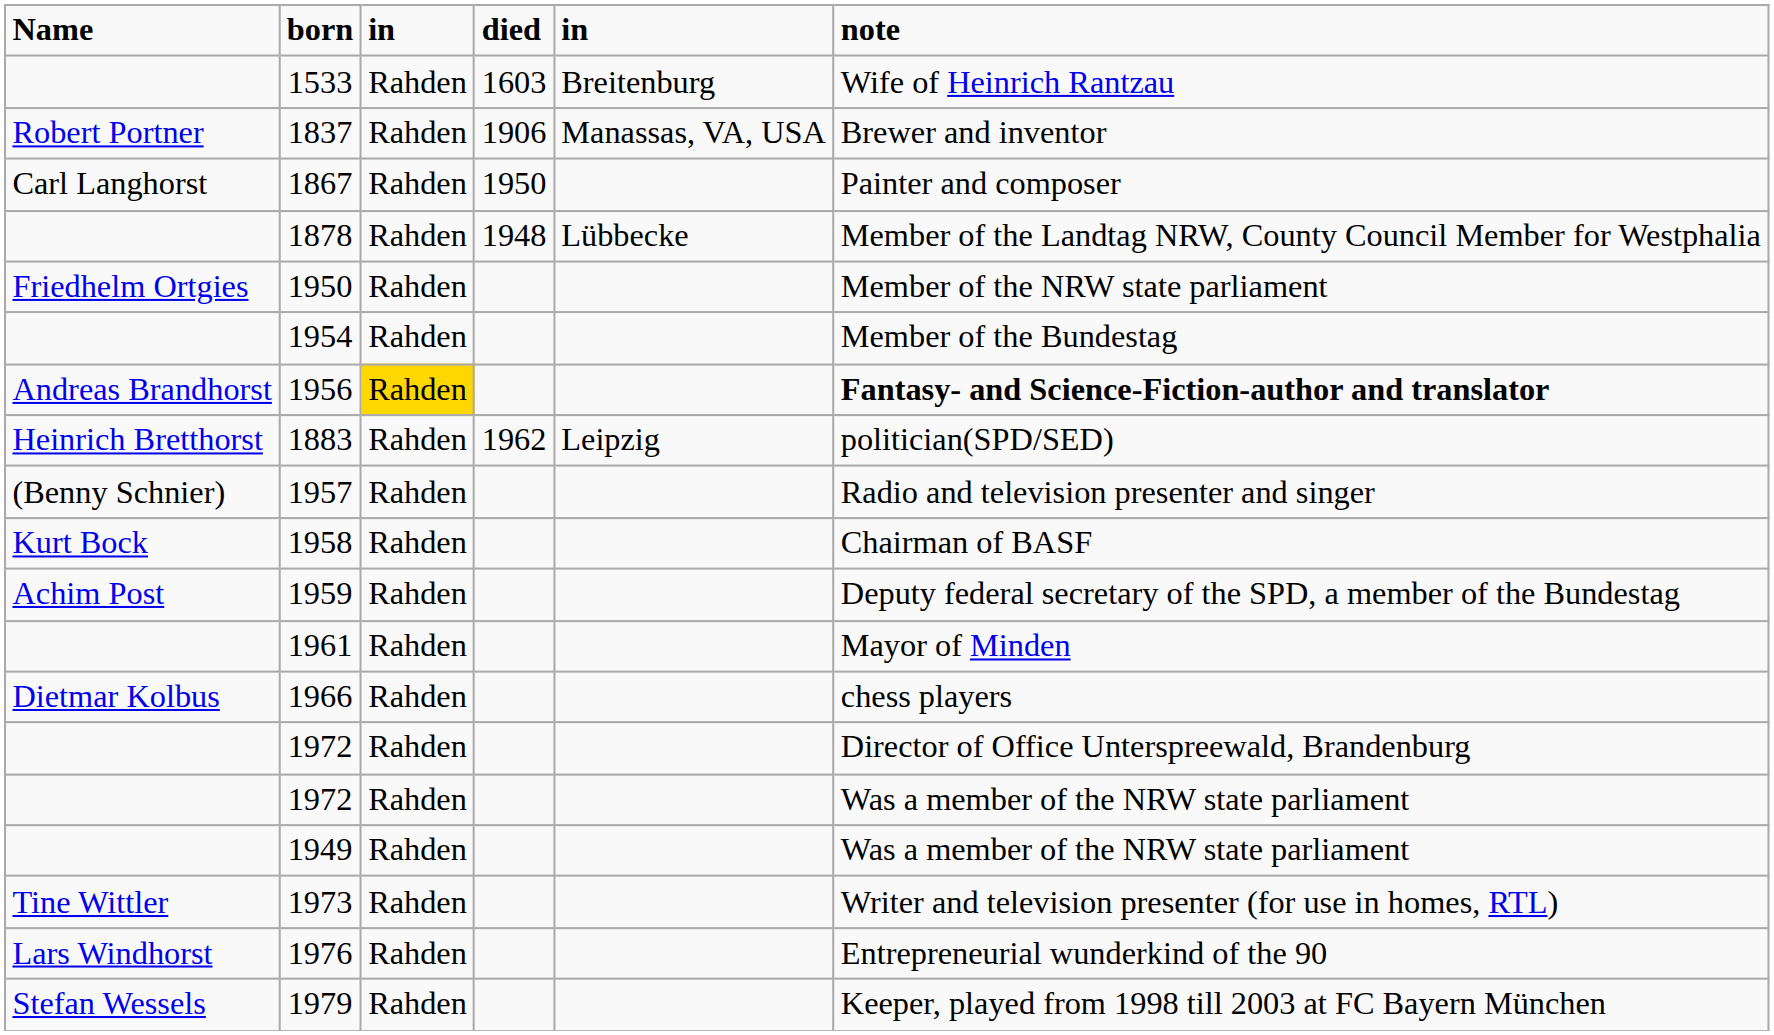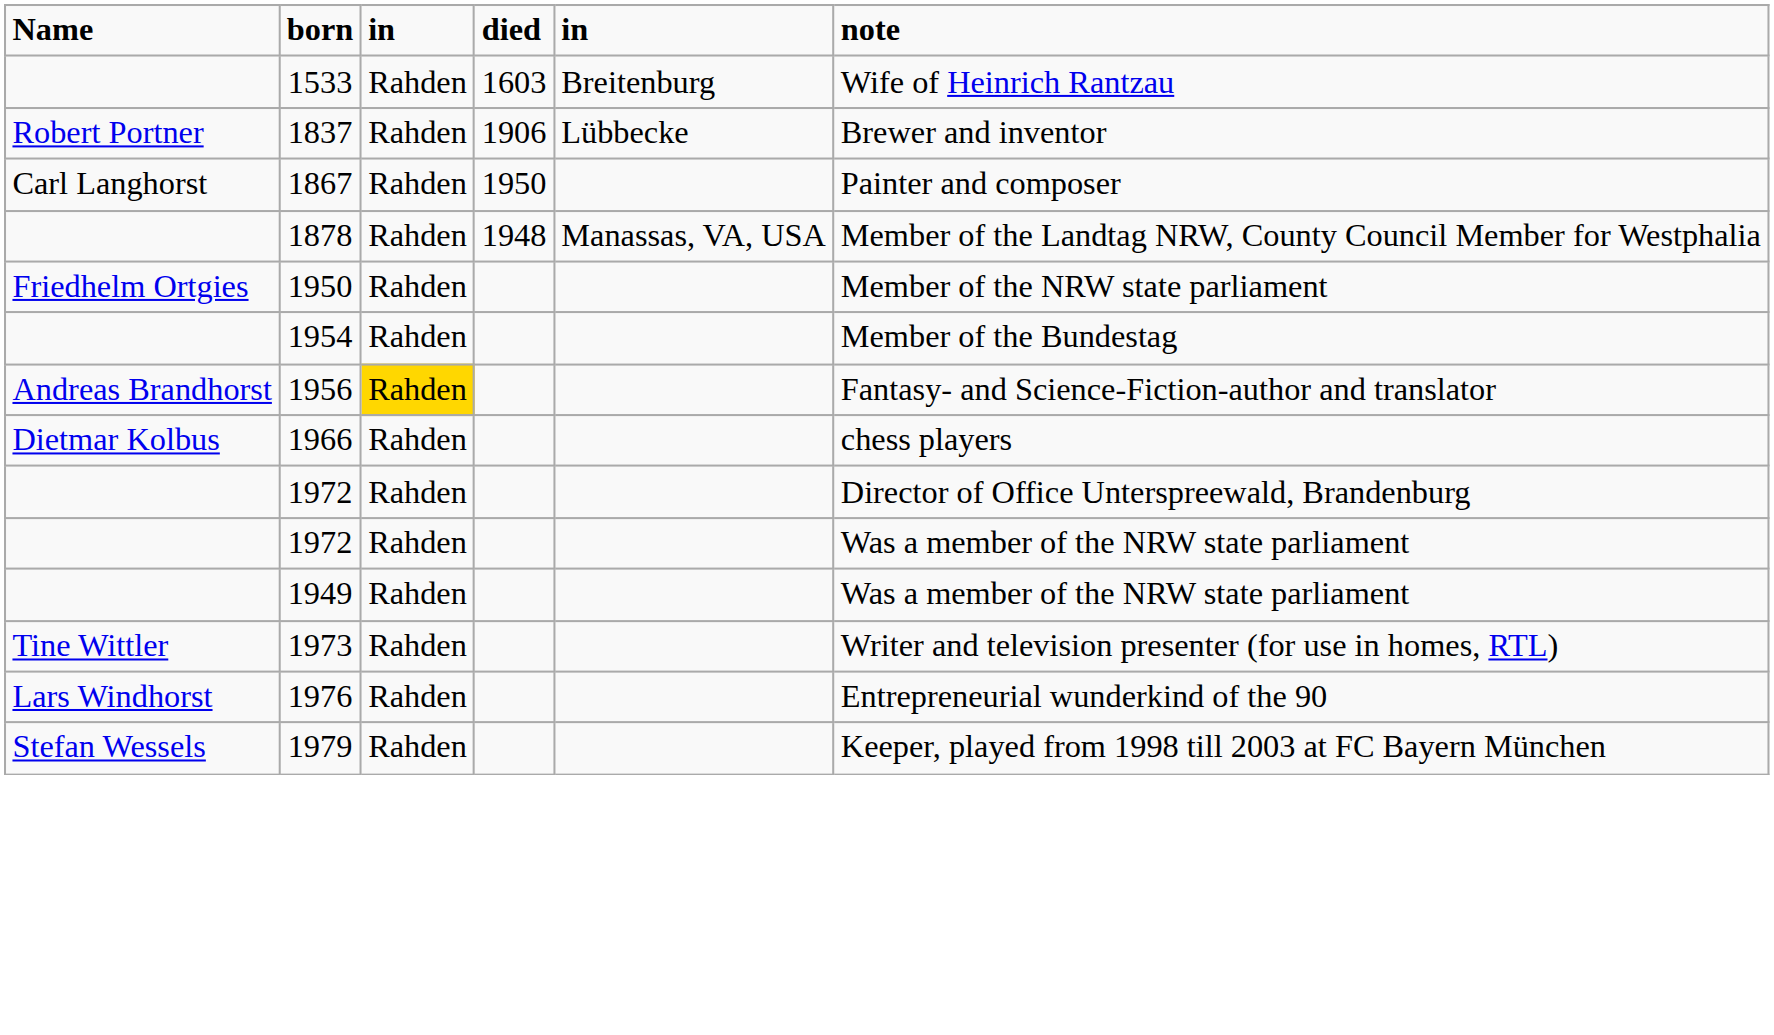(694, 132) Manassas, VA, USA -> (625, 132) Lübbecke
(625, 235) Lübbecke -> (694, 235) Manassas, VA, USA
(1195, 388) bold -> (1168, 388) normal
- row: (138, 440)
- row: (119, 491)
- row: (80, 542)
- row: (88, 593)
- row: (142, 646)
